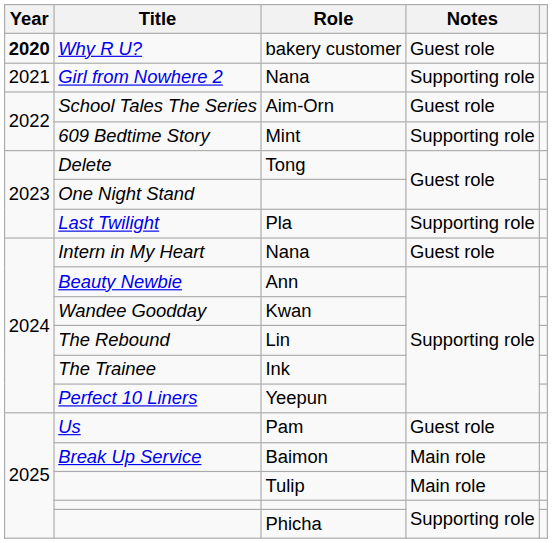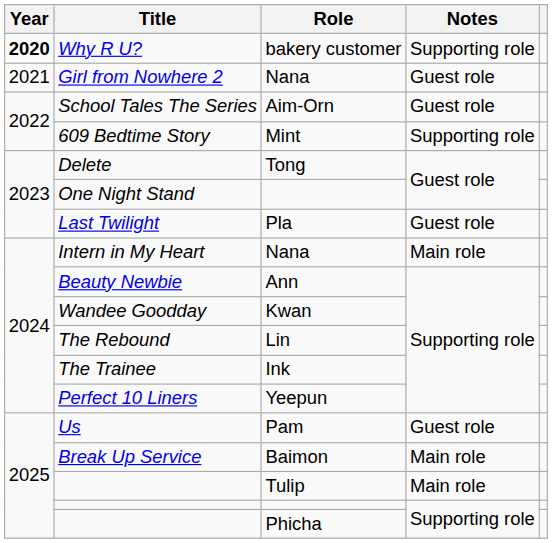(452, 48) Guest role -> (472, 48) Supporting role
(472, 77) Supporting role -> (452, 77) Guest role
(472, 223) Supporting role -> (452, 223) Guest role
(452, 252) Guest role -> (448, 252) Main role
